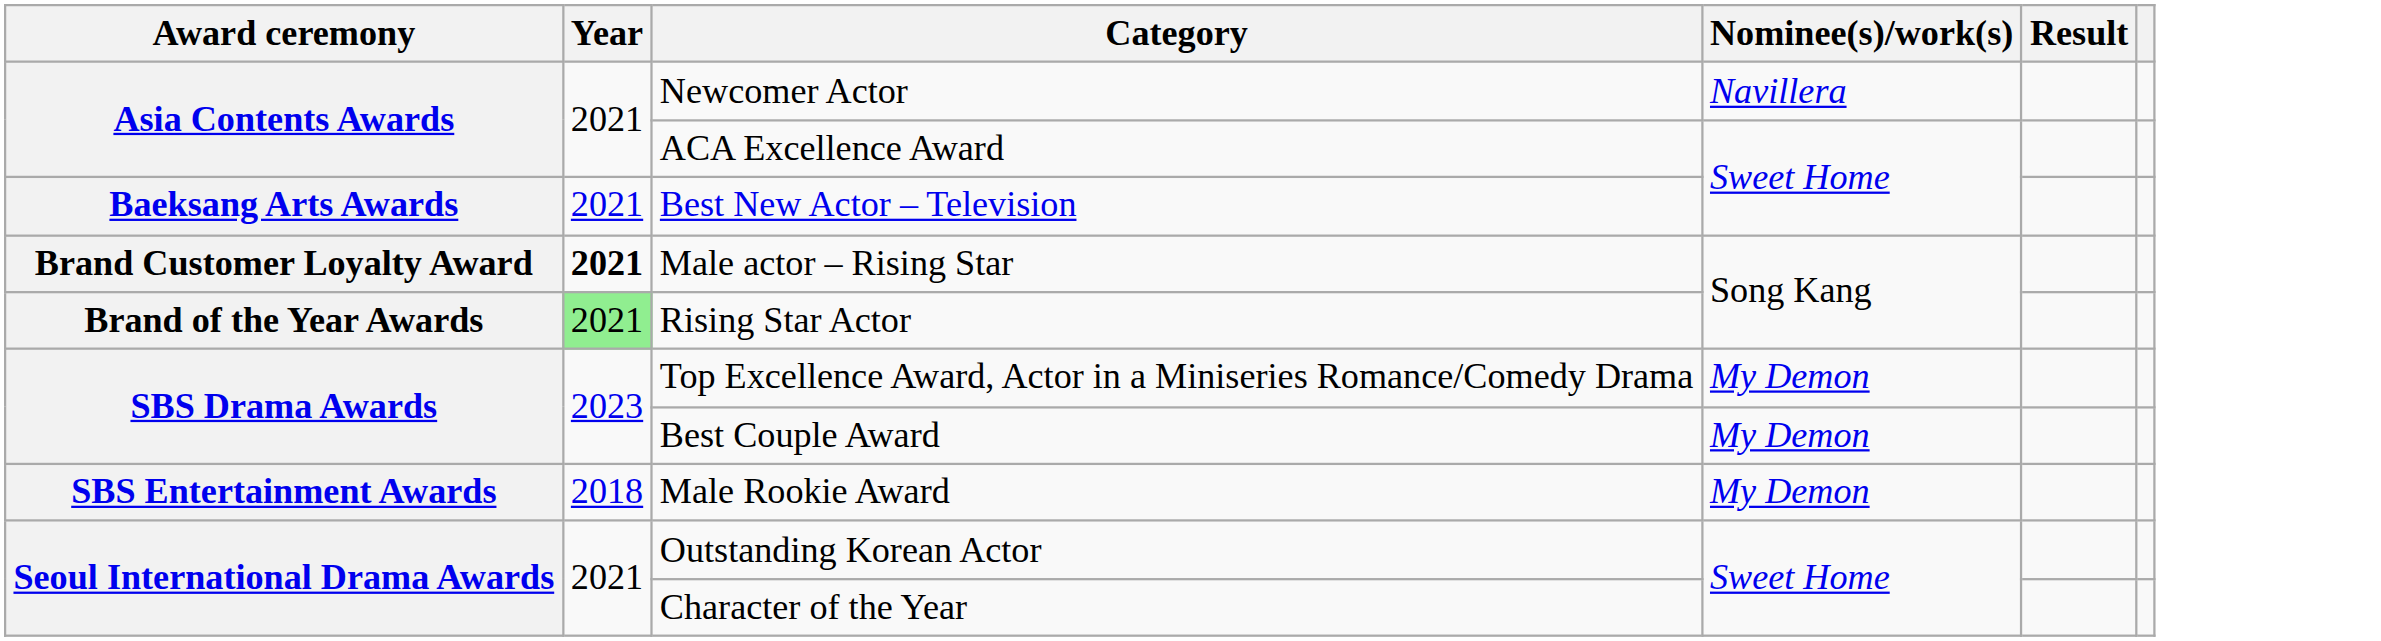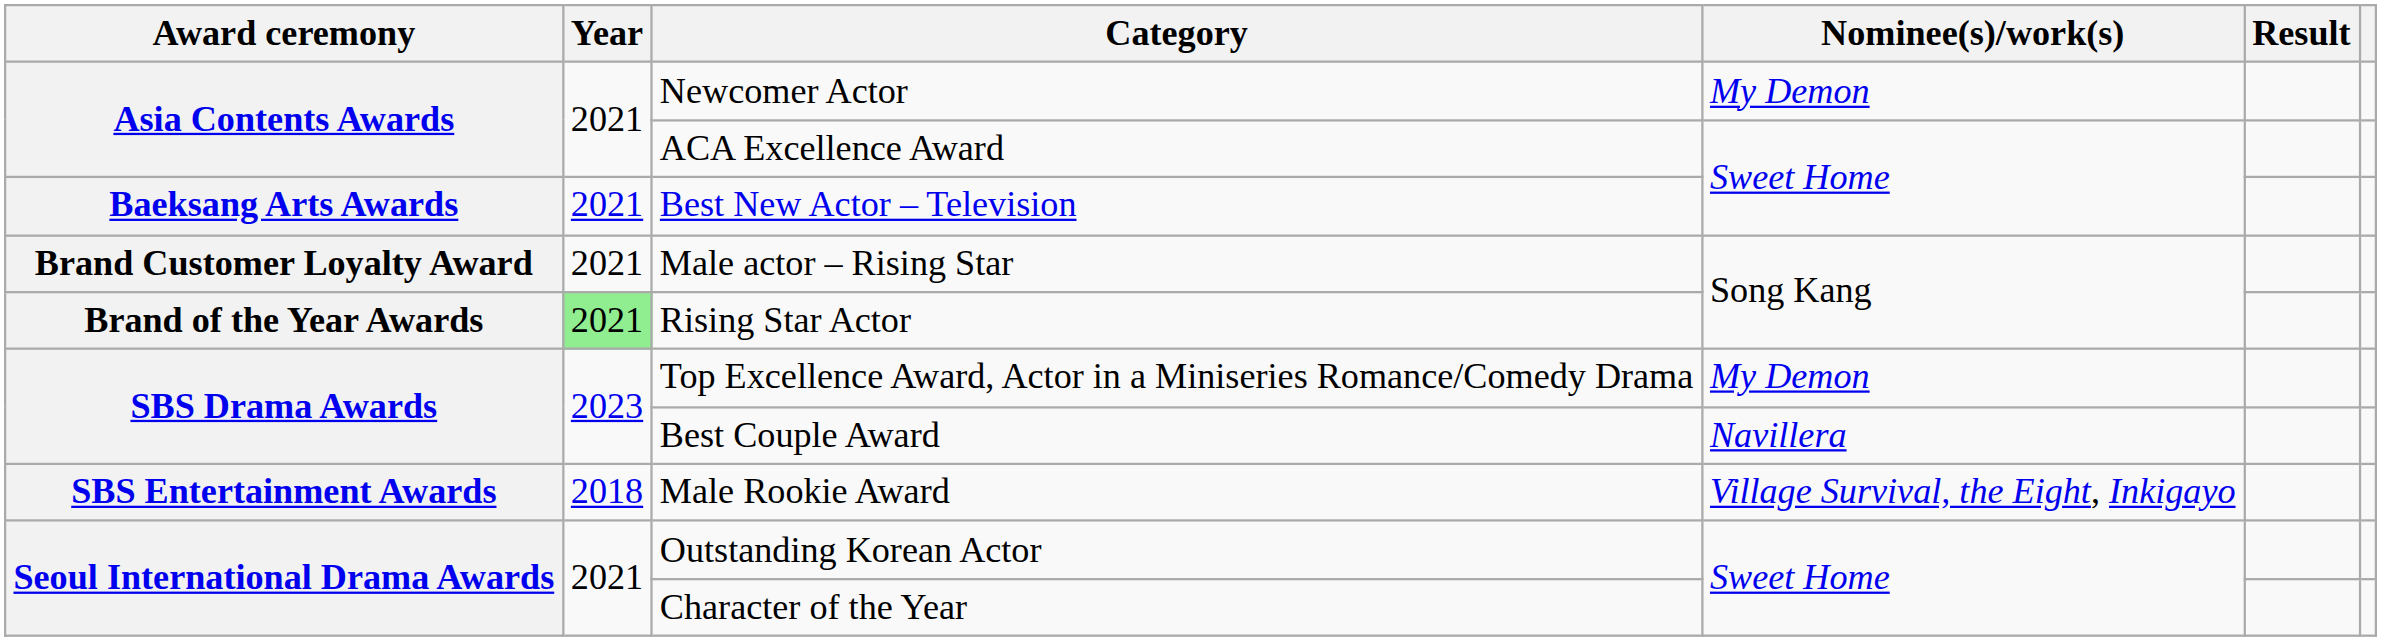(1778, 90) Navillera -> (1790, 90) My Demon
(607, 262) bold -> (607, 262) normal
(1790, 434) My Demon -> (1778, 434) Navillera
(1790, 491) My Demon -> (1973, 491) Village Survival, the Eight, Inkigayo
